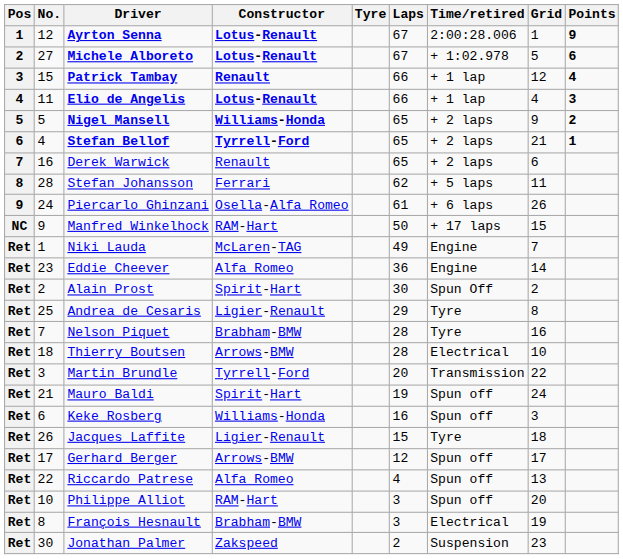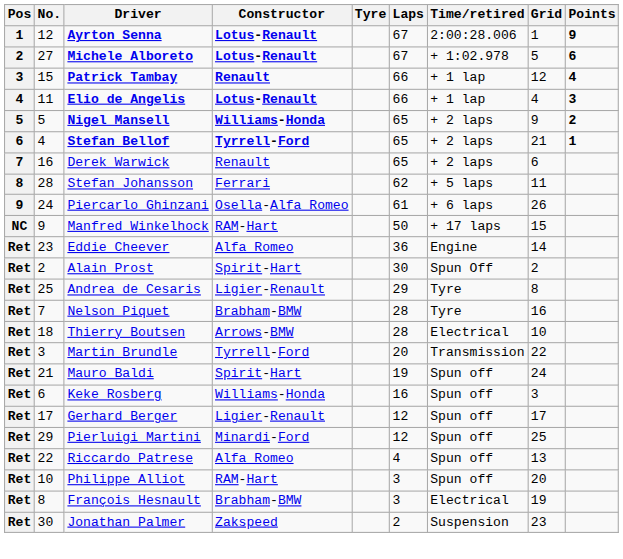- row: (107, 248)
- row: (126, 438)
(254, 459) Arrows-BMW -> (270, 417) Ligier-Renault
+ row: (134, 438)
